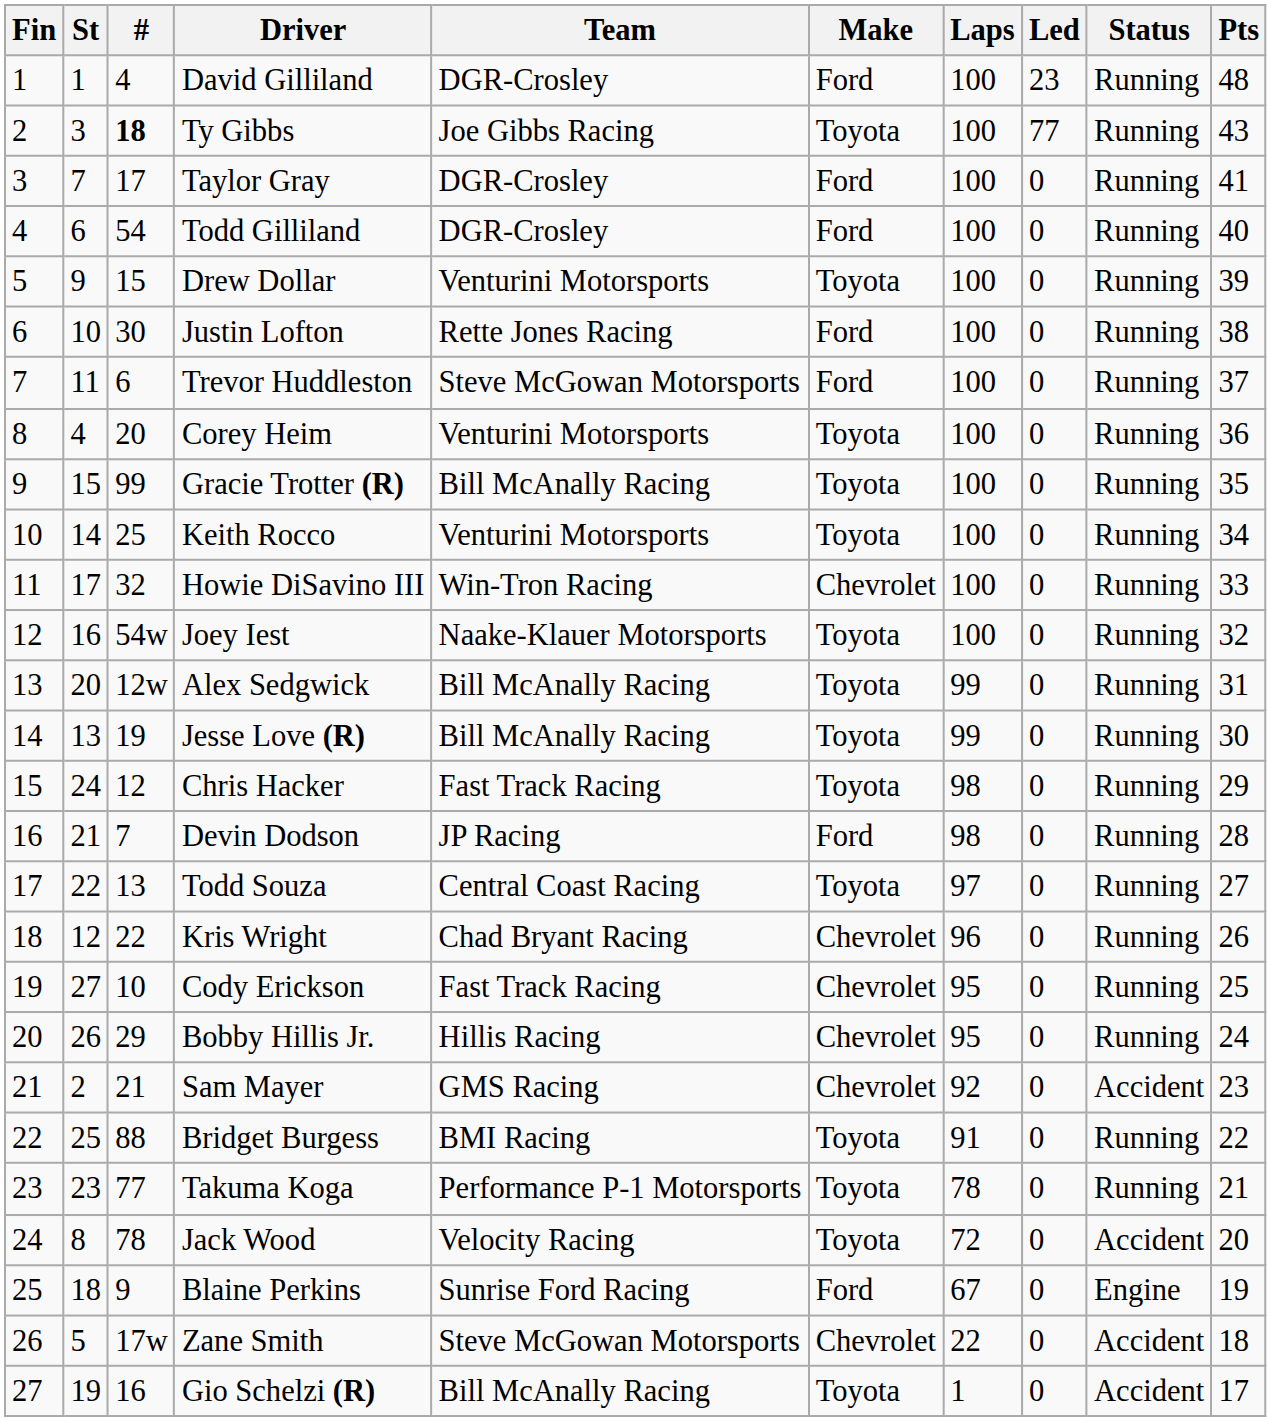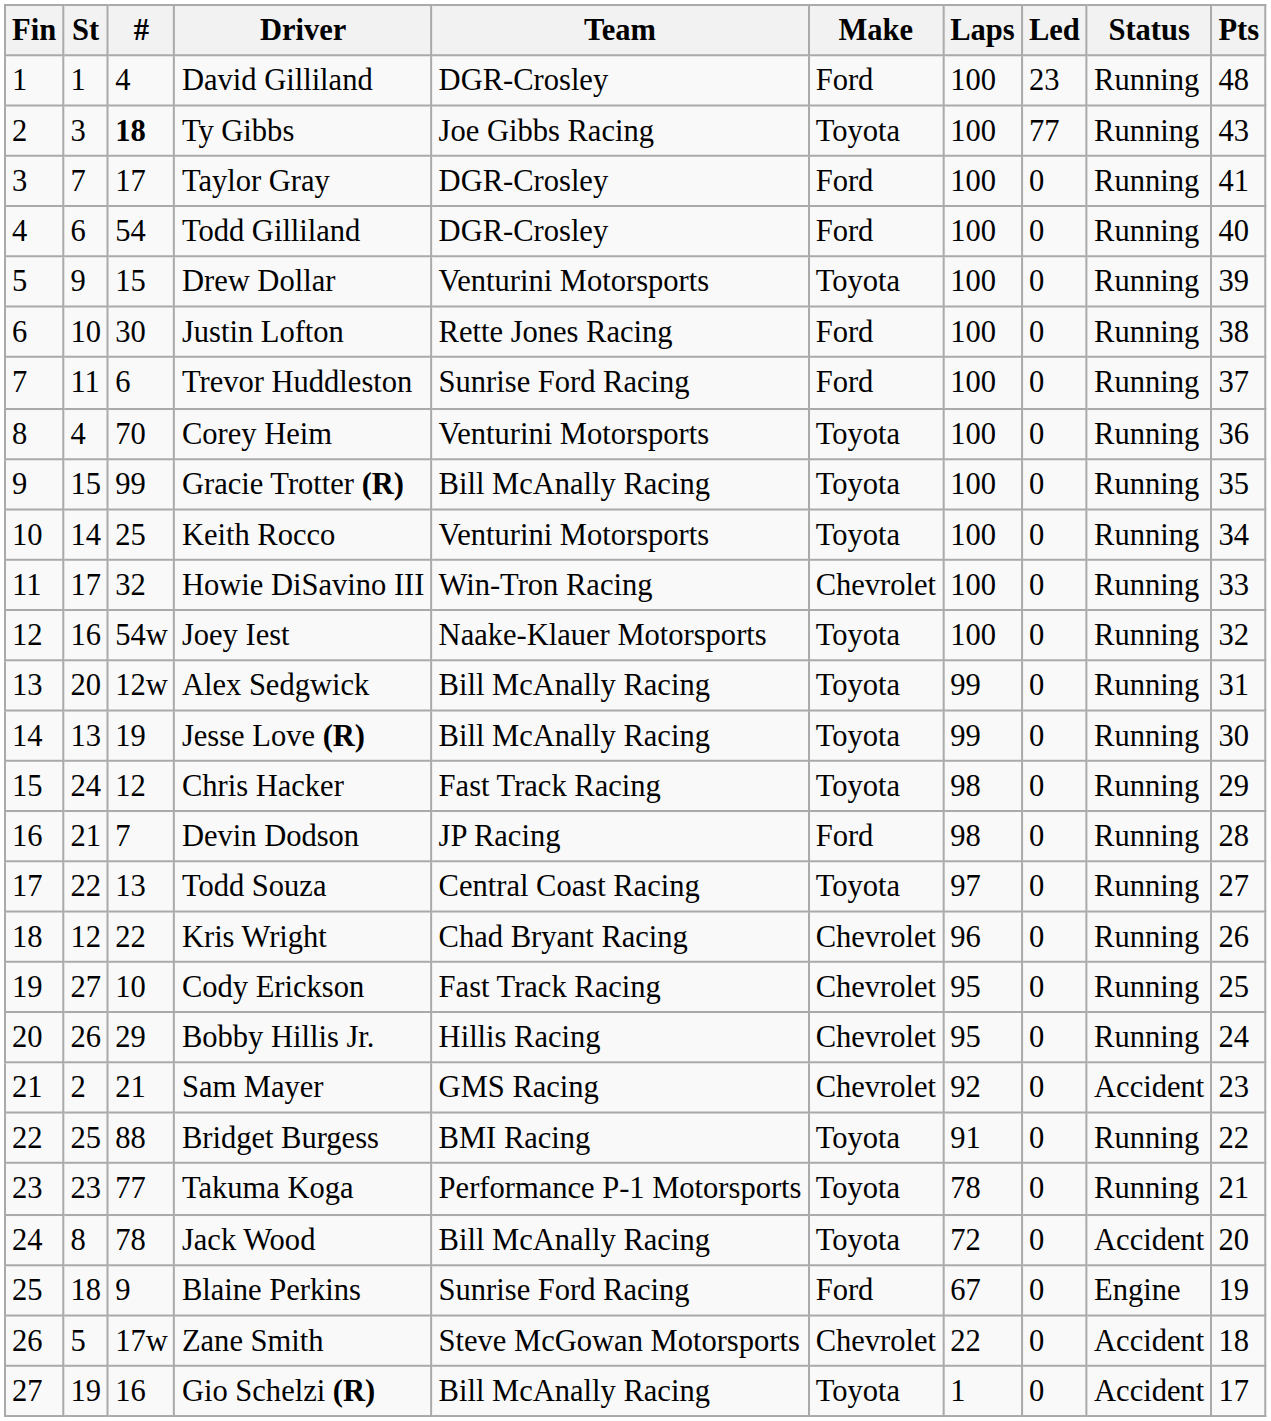(619, 382) Steve McGowan Motorsports -> (564, 382) Sunrise Ford Racing
(130, 432) 20 -> (130, 432) 70
(537, 1238) Velocity Racing -> (574, 1238) Bill McAnally Racing
